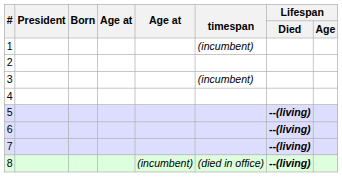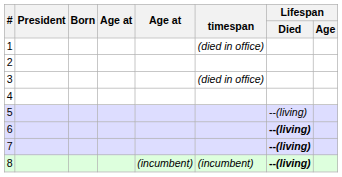(226, 46) (incumbent) -> (231, 46) (died in office)
(226, 79) (incumbent) -> (231, 79) (died in office)
(290, 113) bold -> (288, 113) normal
(231, 163) (died in office) -> (226, 163) (incumbent)
